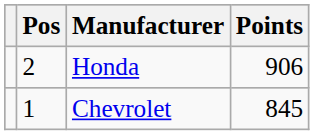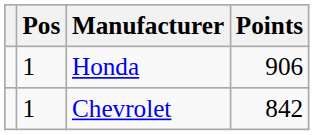(29, 67) 2 -> (29, 67) 1
(284, 108) 845 -> (284, 108) 842
